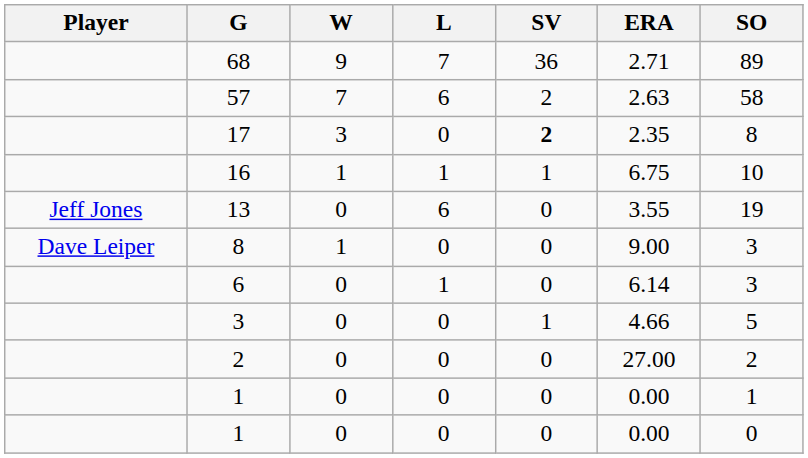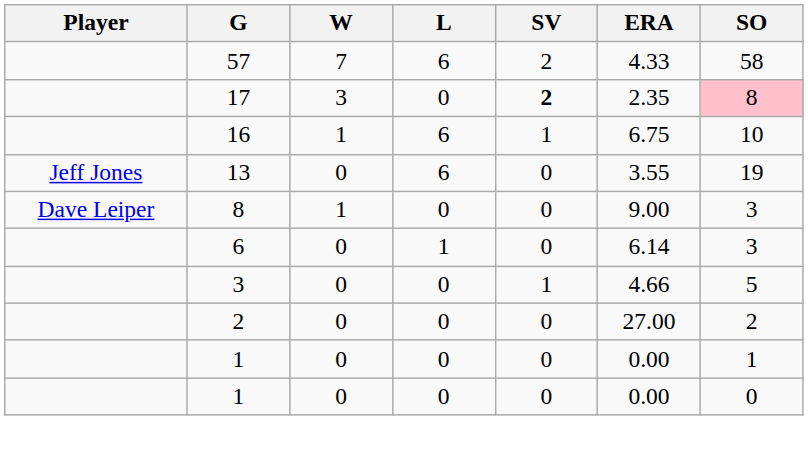- row: (238, 60)
(649, 97) 2.63 -> (649, 60) 4.33
(752, 135) no background -> (752, 97) pink background
(444, 172) 1 -> (444, 135) 6
